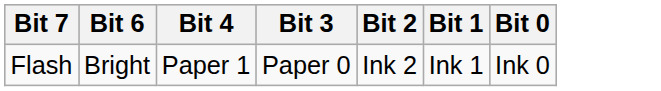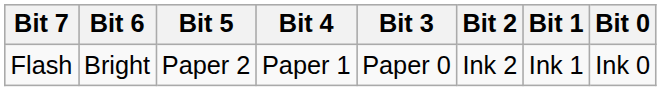+ column: (206, 24)
